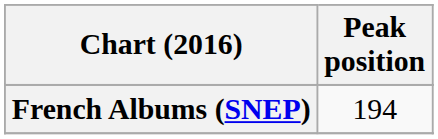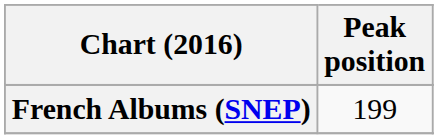(375, 108) 194 -> (375, 108) 199
